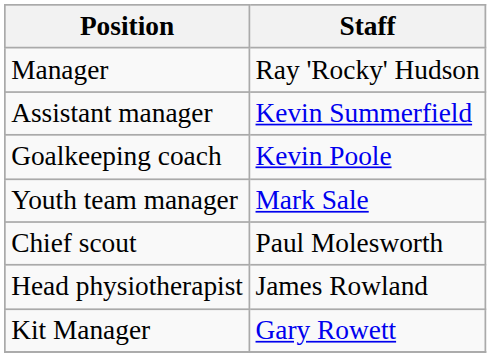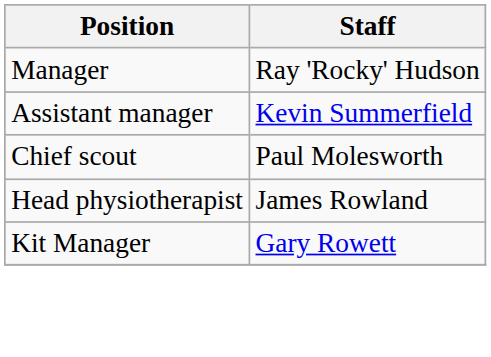- row: (116, 156)
- row: (125, 199)
